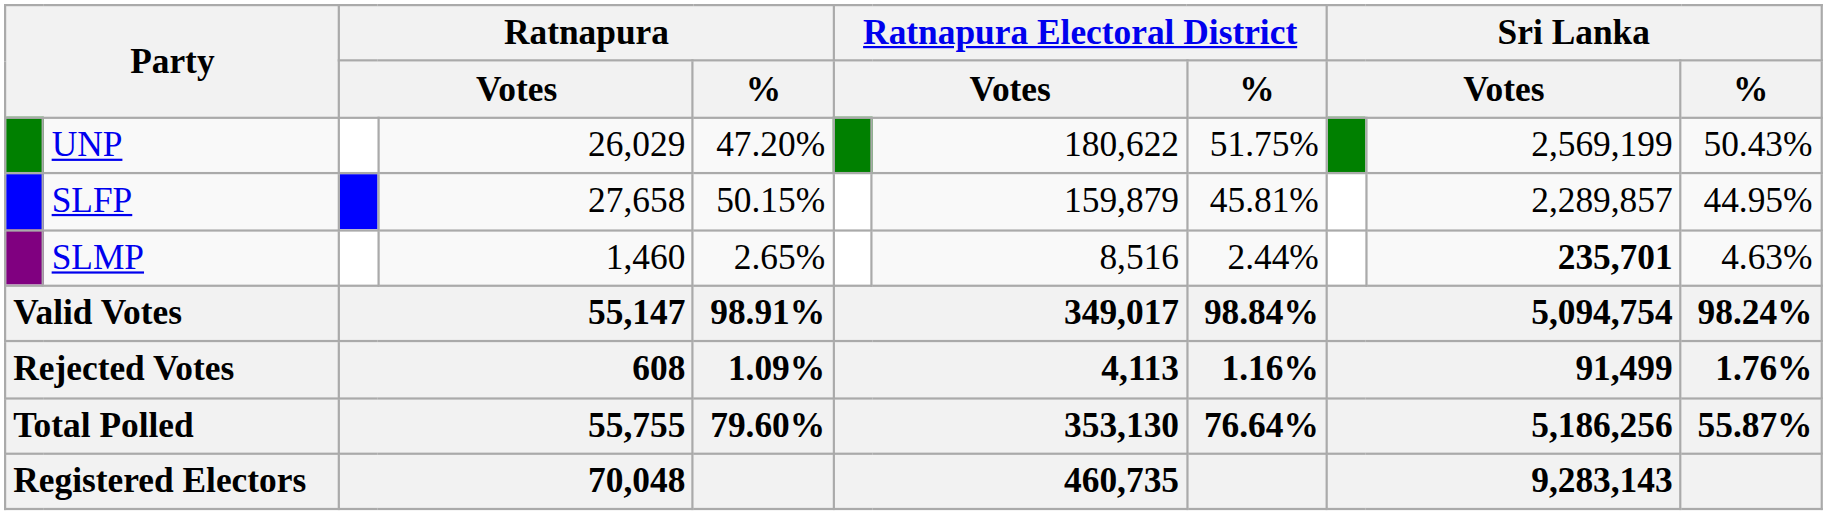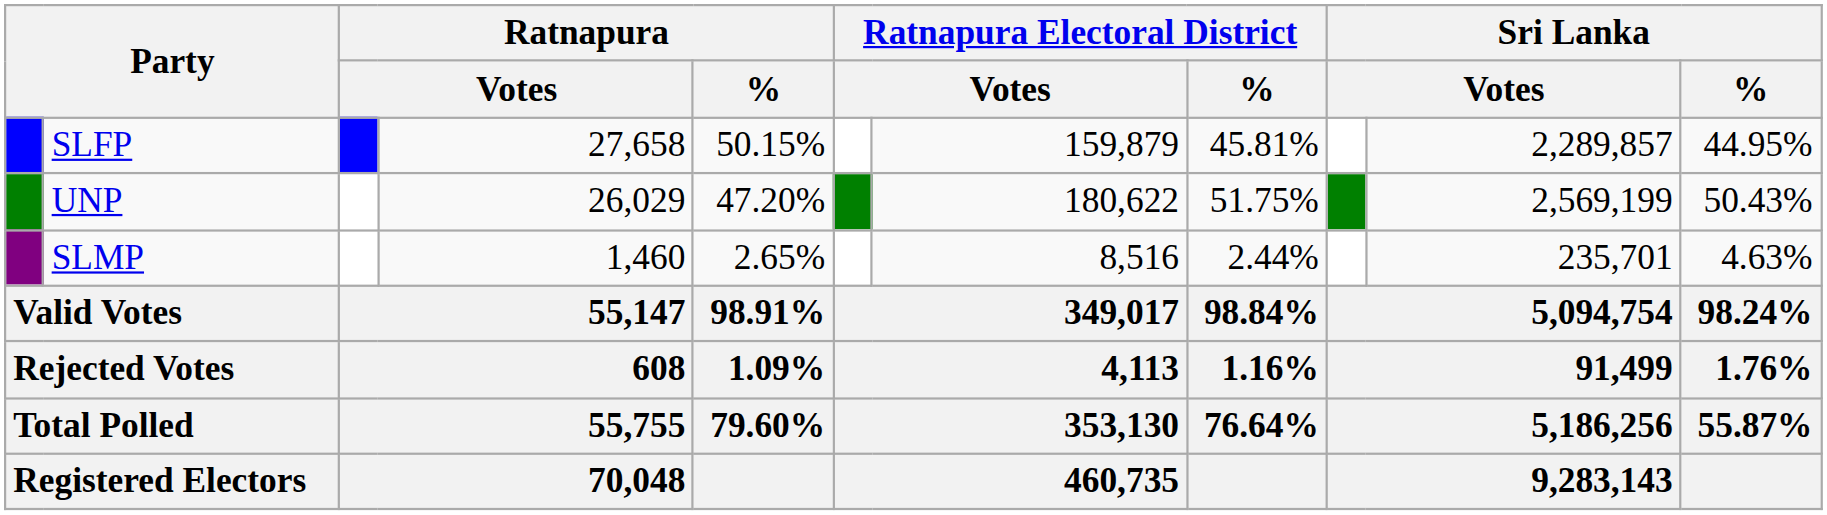rows swapped: (92, 200) <-> (87, 144)
(1615, 256) bold -> (1615, 256) normal
